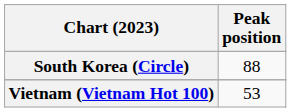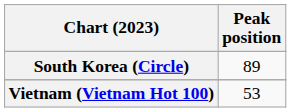(252, 65) 88 -> (252, 65) 89
